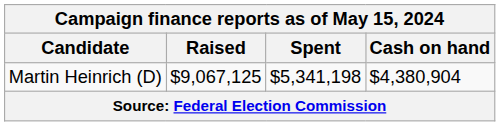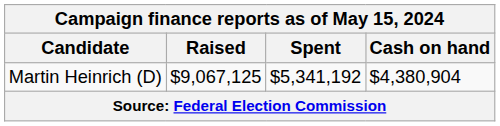(316, 76) $5,341,198 -> (316, 76) $5,341,192
